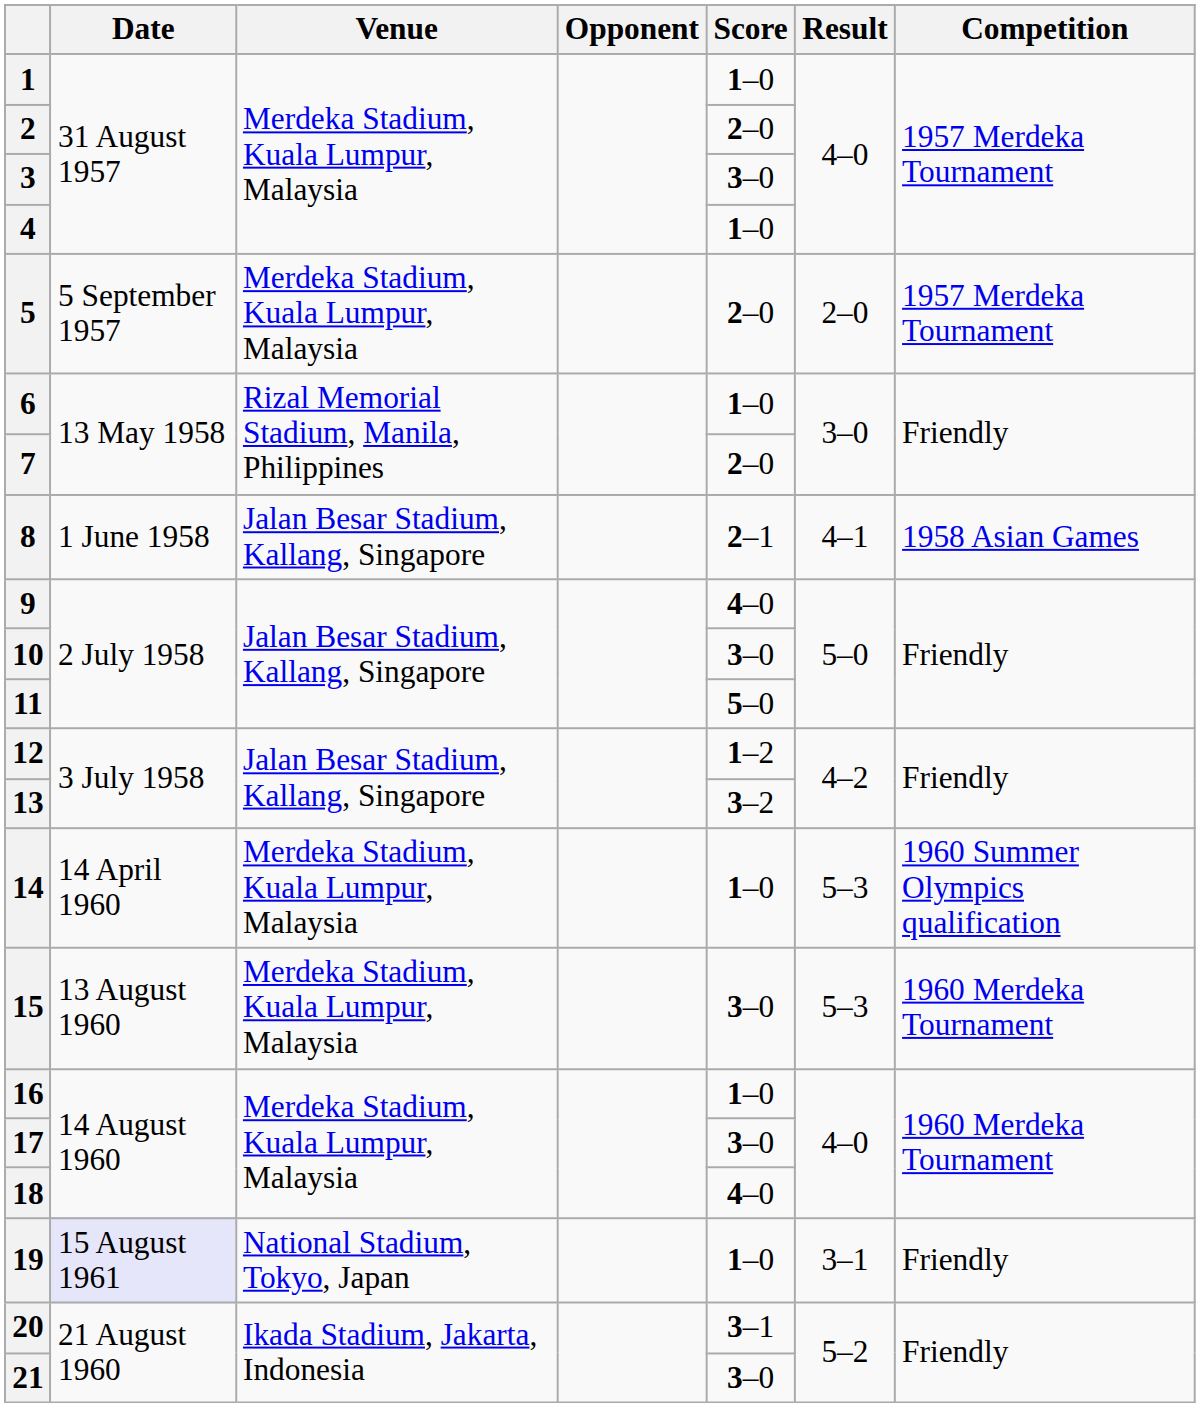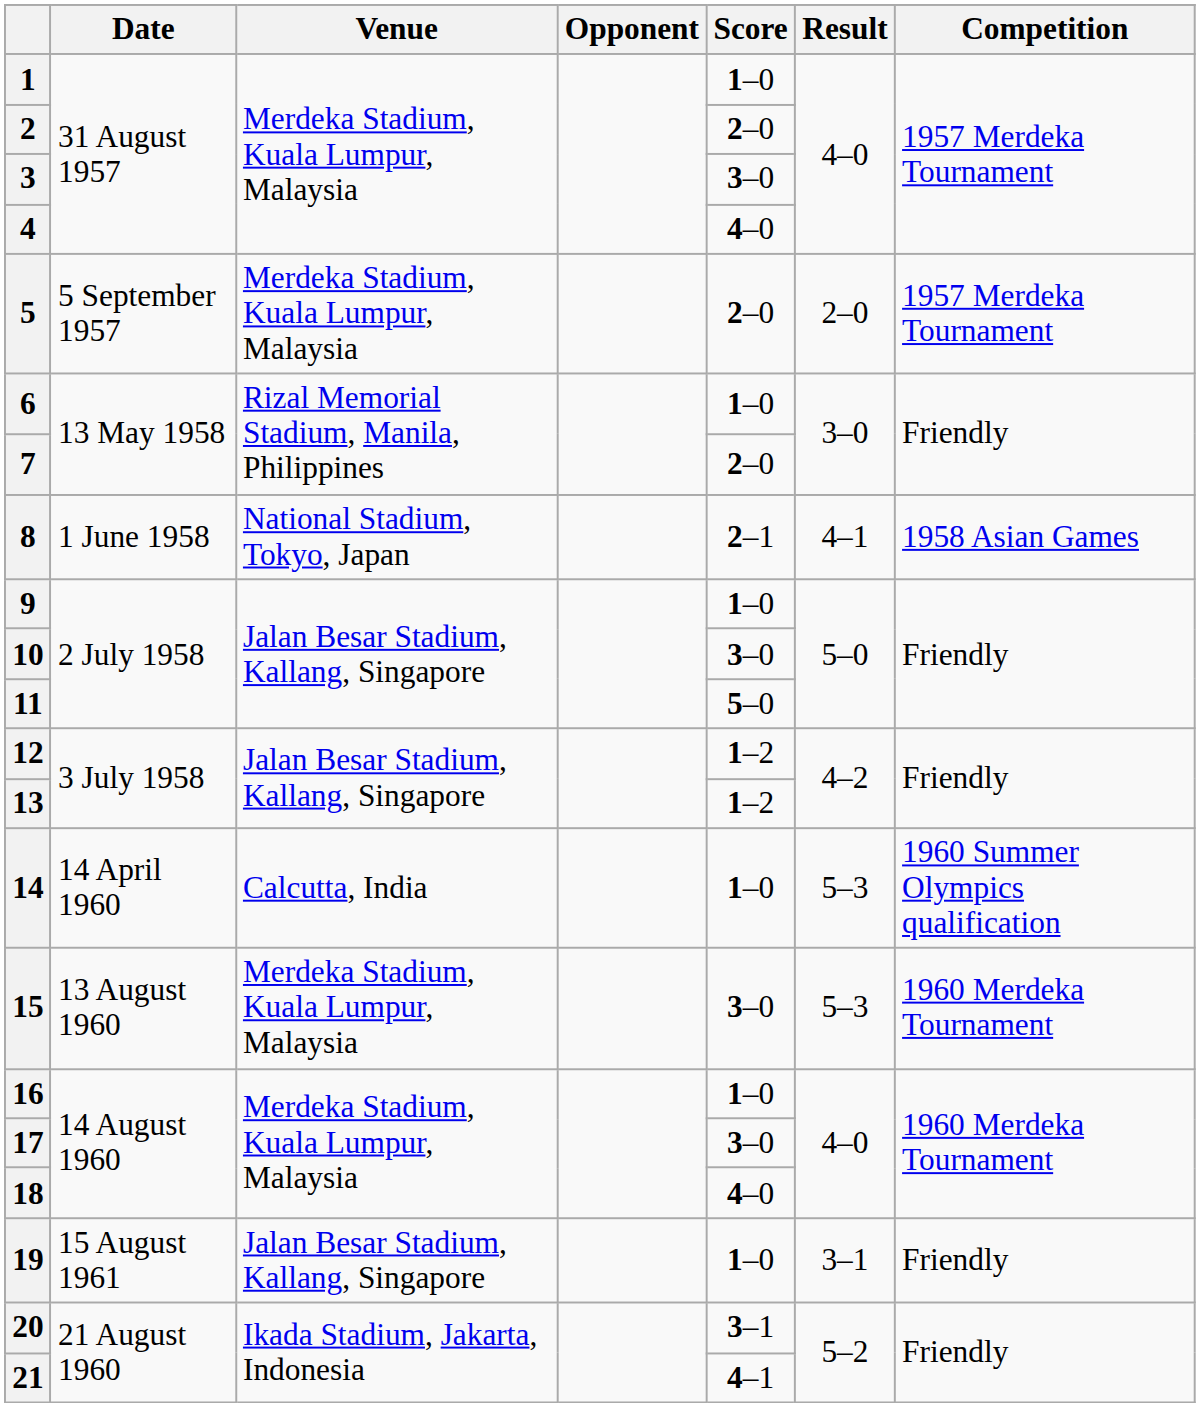(751, 228) 1–0 -> (751, 228) 4–0
(375, 536) Jalan Besar Stadium, Kallang, Singapore -> (357, 536) National Stadium, Tokyo, Japan
(751, 603) 4–0 -> (751, 603) 1–0
(751, 802) 3–2 -> (751, 802) 1–2
(359, 887) Merdeka Stadium, Kuala Lumpur, Malaysia -> (335, 887) Calcutta, India
(122, 1259) lavender background -> (122, 1259) no background
(357, 1259) National Stadium, Tokyo, Japan -> (375, 1259) Jalan Besar Stadium, Kallang, Singapore
(751, 1376) 3–0 -> (751, 1376) 4–1
